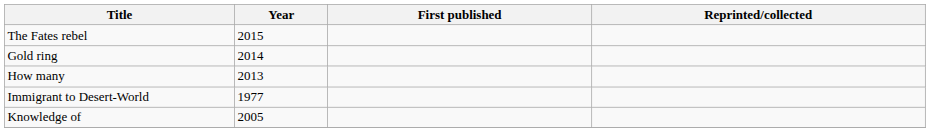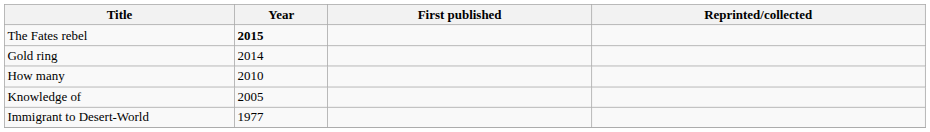(251, 35) normal -> (251, 35) bold
(251, 76) 2013 -> (251, 76) 2010
rows swapped: (78, 96) <-> (44, 117)
